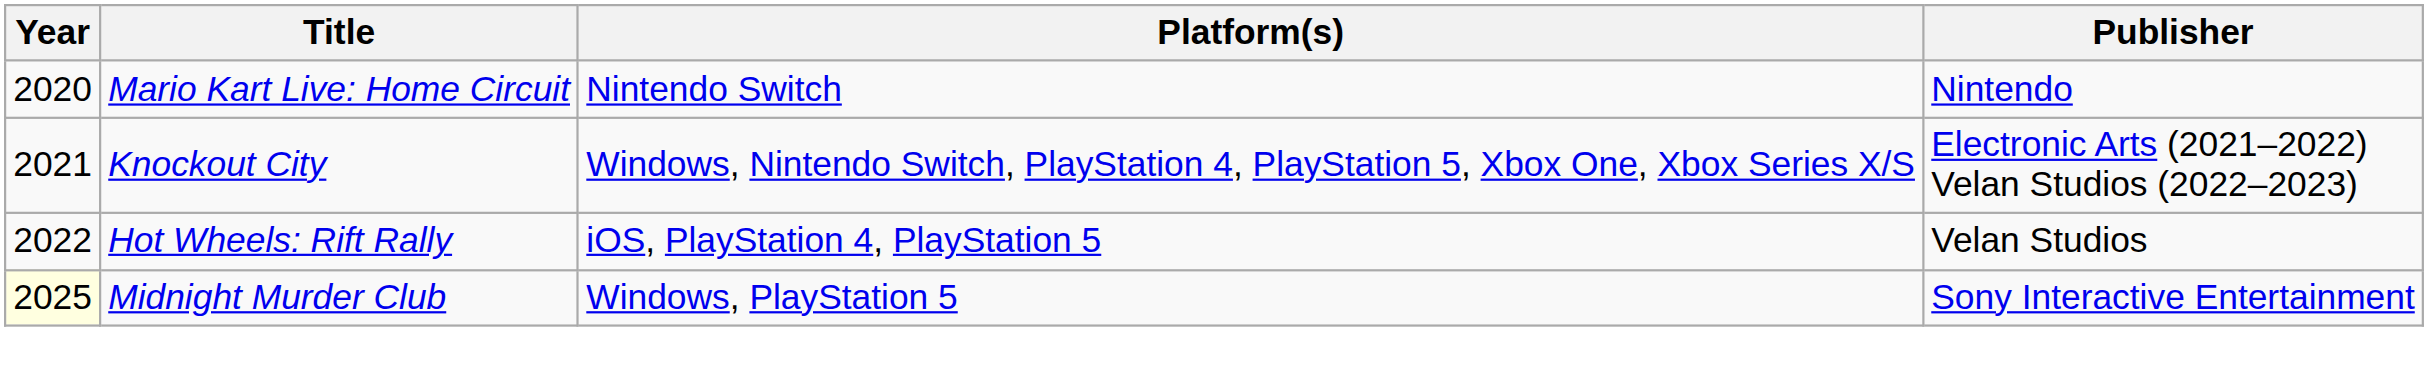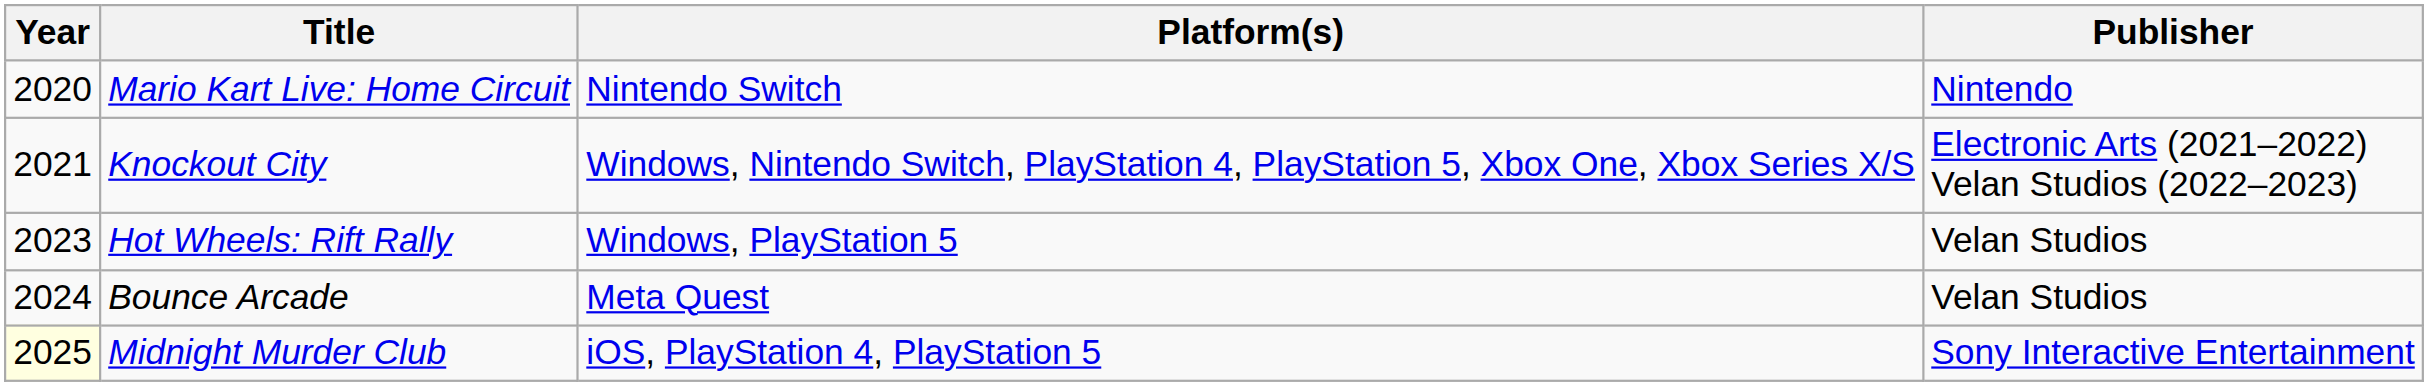(53, 240) 2022 -> (53, 240) 2023
(844, 240) iOS, PlayStation 4, PlayStation 5 -> (772, 240) Windows, PlayStation 5
+ row: (228, 296)
(772, 296) Windows, PlayStation 5 -> (844, 352) iOS, PlayStation 4, PlayStation 5
